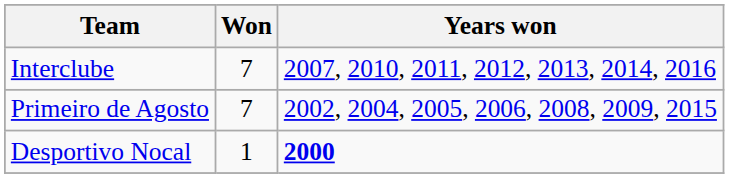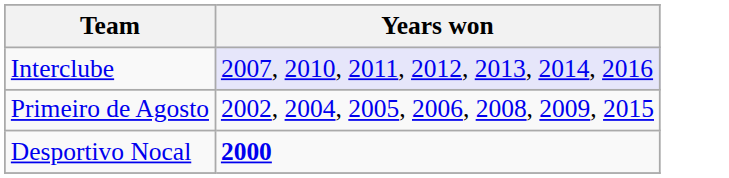- column: (246, 25)
(500, 67) no background -> (437, 67) lavender background
